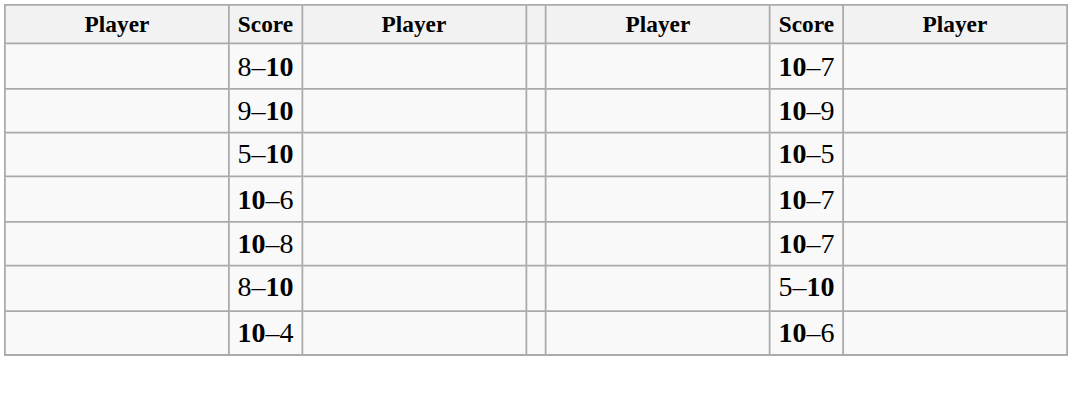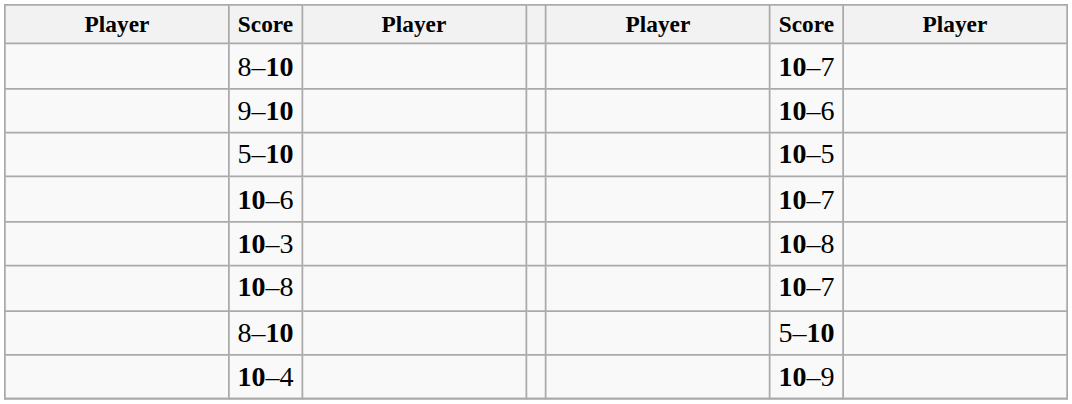(806, 110) 10–9 -> (806, 110) 10–6
+ row: (117, 244)
(806, 332) 10–6 -> (806, 376) 10–9
